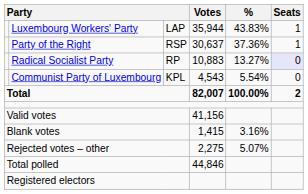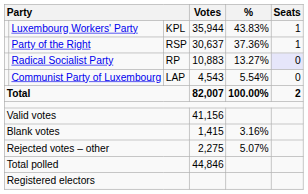(175, 28) LAP -> (175, 28) KPL
(175, 77) KPL -> (175, 77) LAP
